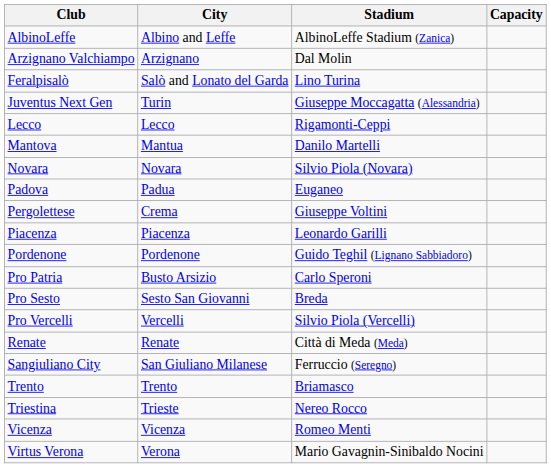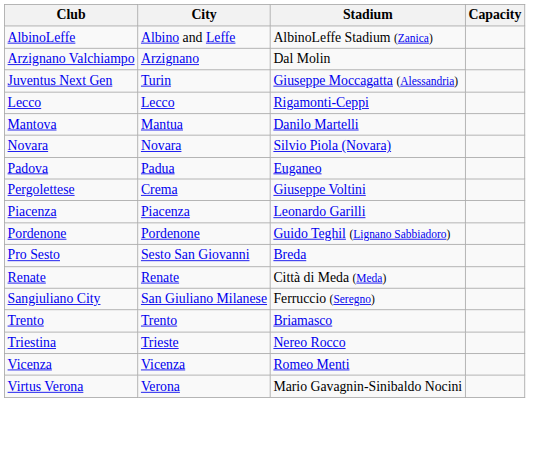- row: (38, 80)
- row: (35, 277)
- row: (40, 320)
